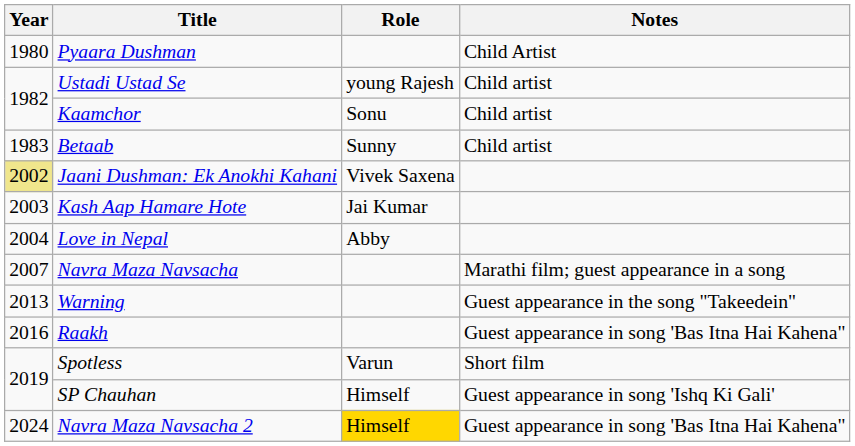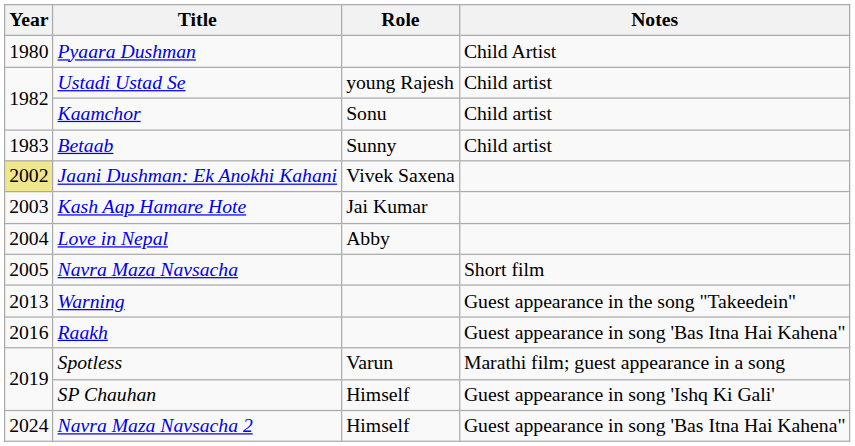(29, 269) 2007 -> (29, 269) 2005
(625, 269) Marathi film; guest appearance in a song -> (504, 269) Short film
(504, 363) Short film -> (625, 363) Marathi film; guest appearance in a song
(378, 425) gold background -> (378, 425) no background
